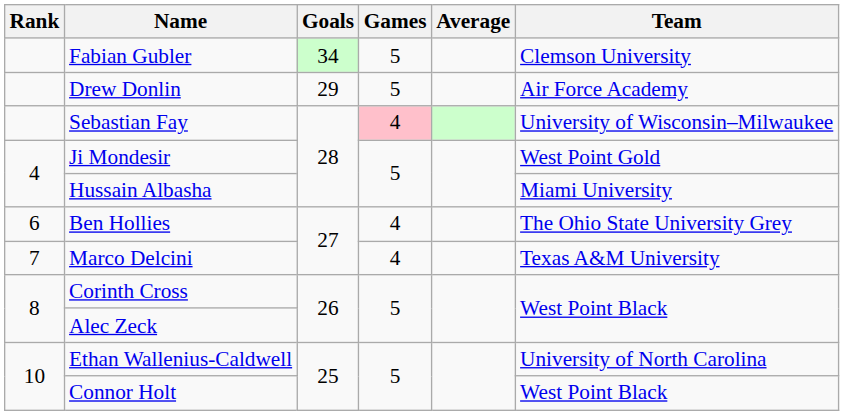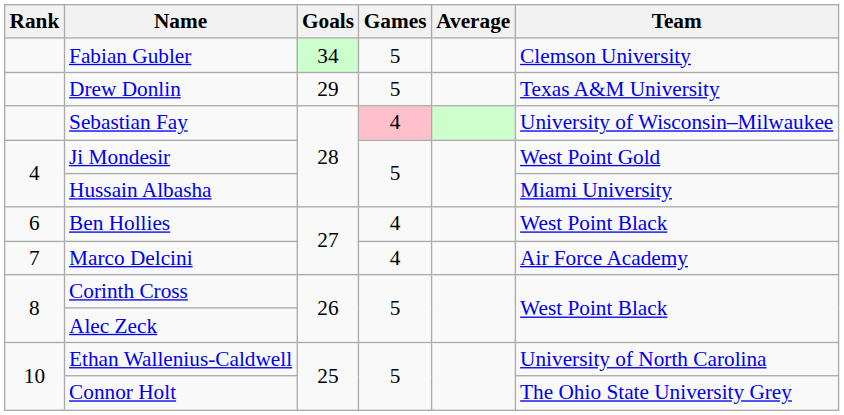(604, 88) Air Force Academy -> (620, 88) Texas A&M University
(656, 223) The Ohio State University Grey -> (594, 223) West Point Black
(620, 257) Texas A&M University -> (604, 257) Air Force Academy
(594, 392) West Point Black -> (656, 392) The Ohio State University Grey
